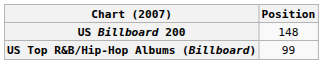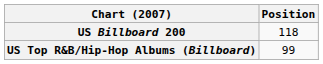(288, 32) 148 -> (288, 32) 118
